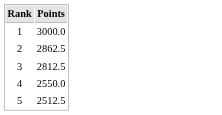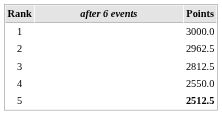+ column: (109, 13)
(51, 49) 2862.5 -> (200, 49) 2962.5
(51, 100) normal -> (200, 100) bold
